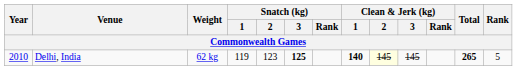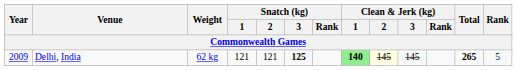(19, 57) 2010 -> (19, 57) 2009
(242, 57) 119 -> (242, 57) 121
(270, 57) 123 -> (270, 57) 121
(355, 57) no background -> (355, 57) lightgreen background
